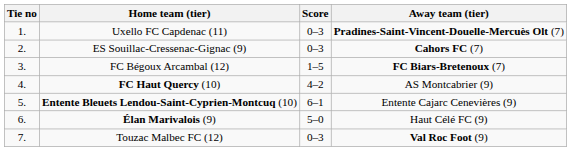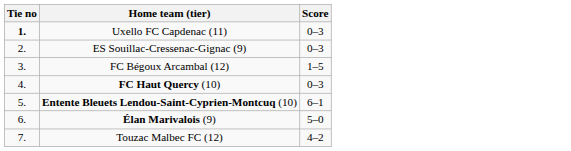- column: (449, 13)
(22, 31) normal -> (22, 31) bold
(315, 84) 4–2 -> (315, 84) 0–3
(315, 137) 0–3 -> (315, 137) 4–2
